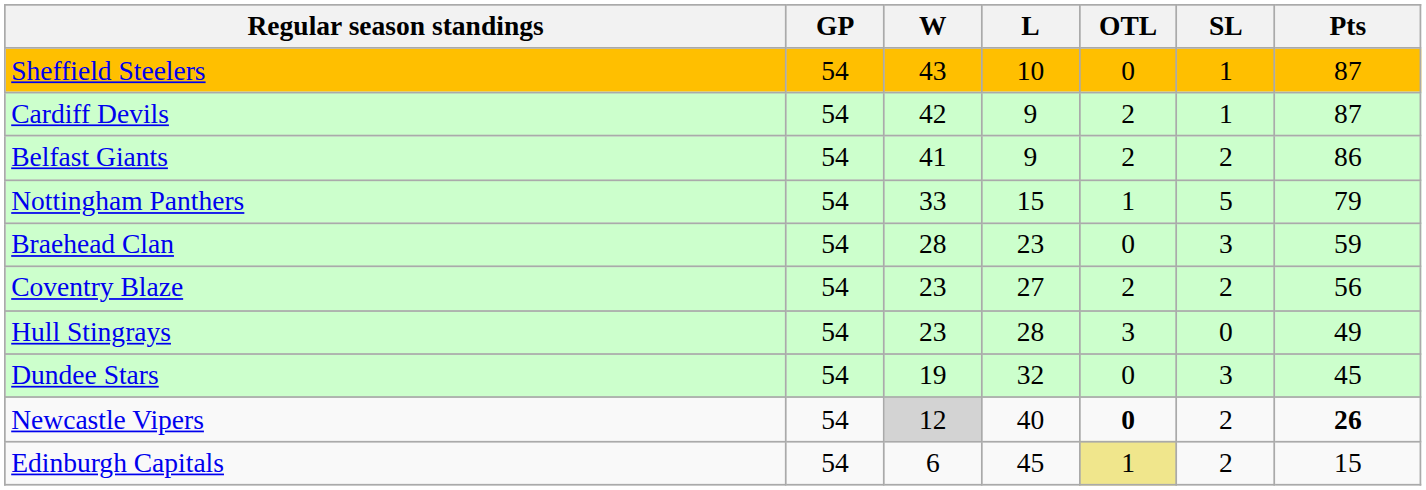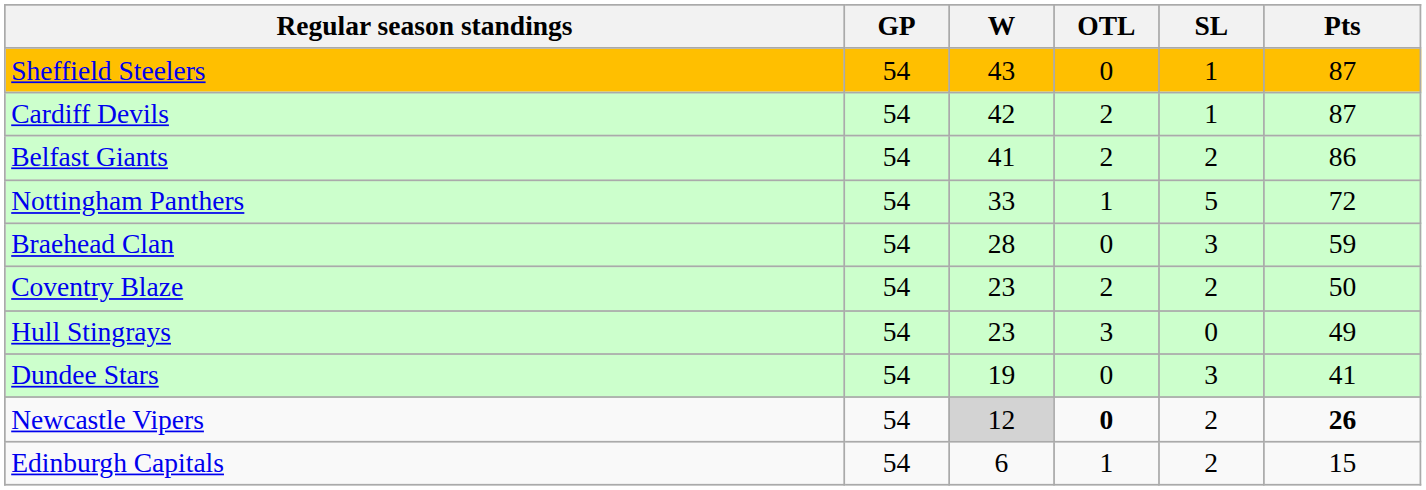- column: (1030, 26)
(1348, 200) 79 -> (1342, 200) 72
(1348, 288) 56 -> (1342, 288) 50
(1348, 375) 45 -> (1342, 375) 41
(1128, 462) khaki background -> (1106, 462) no background
